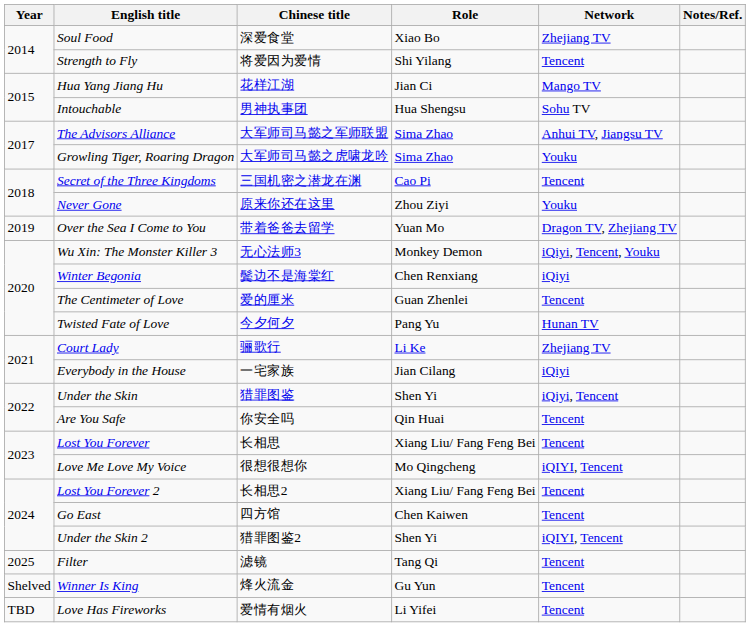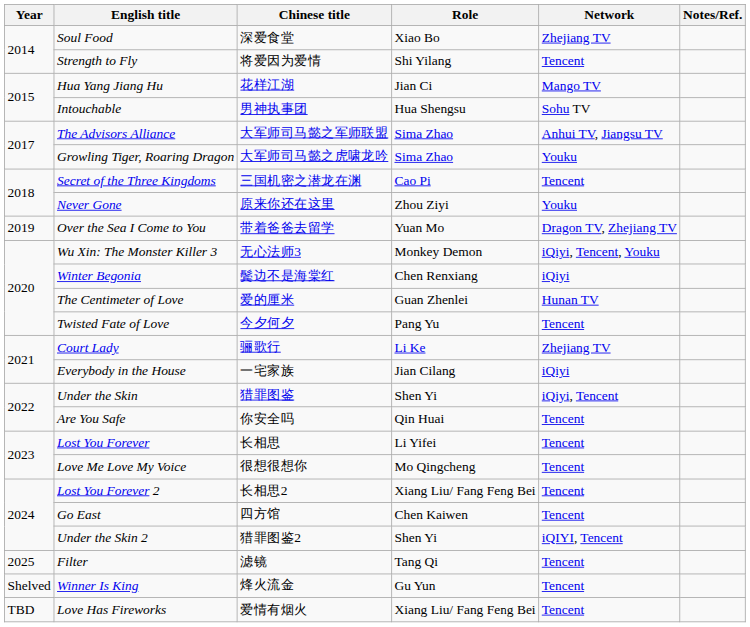(563, 299) Tencent -> (570, 299) Hunan TV
(570, 323) Hunan TV -> (563, 323) Tencent
(465, 442) Xiang Liu/ Fang Feng Bei -> (415, 442) Li Yifei
(582, 466) iQIYI, Tencent -> (563, 466) Tencent
(415, 609) Li Yifei -> (465, 609) Xiang Liu/ Fang Feng Bei
